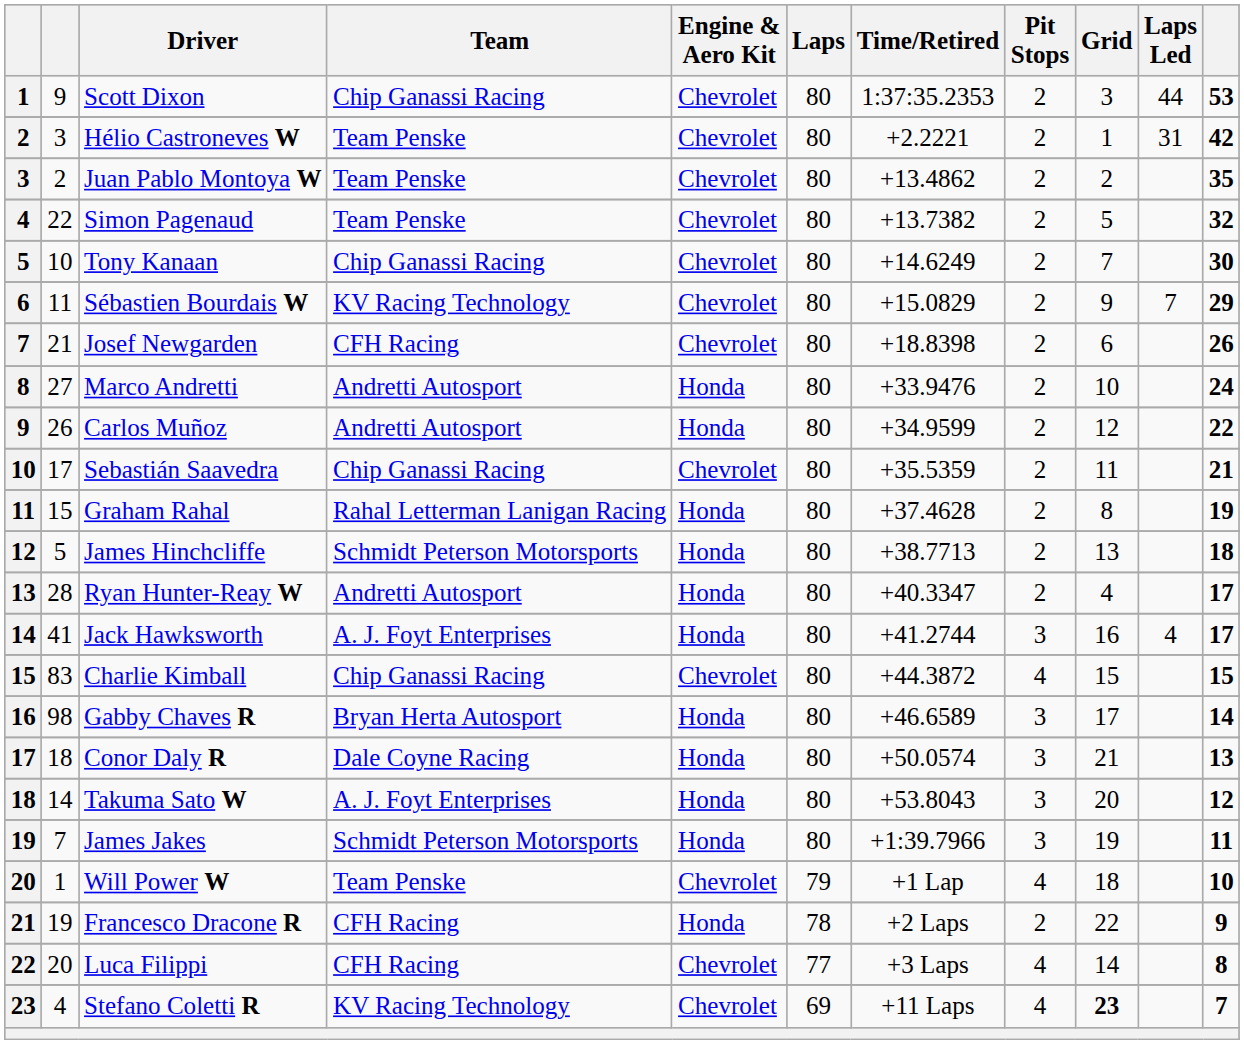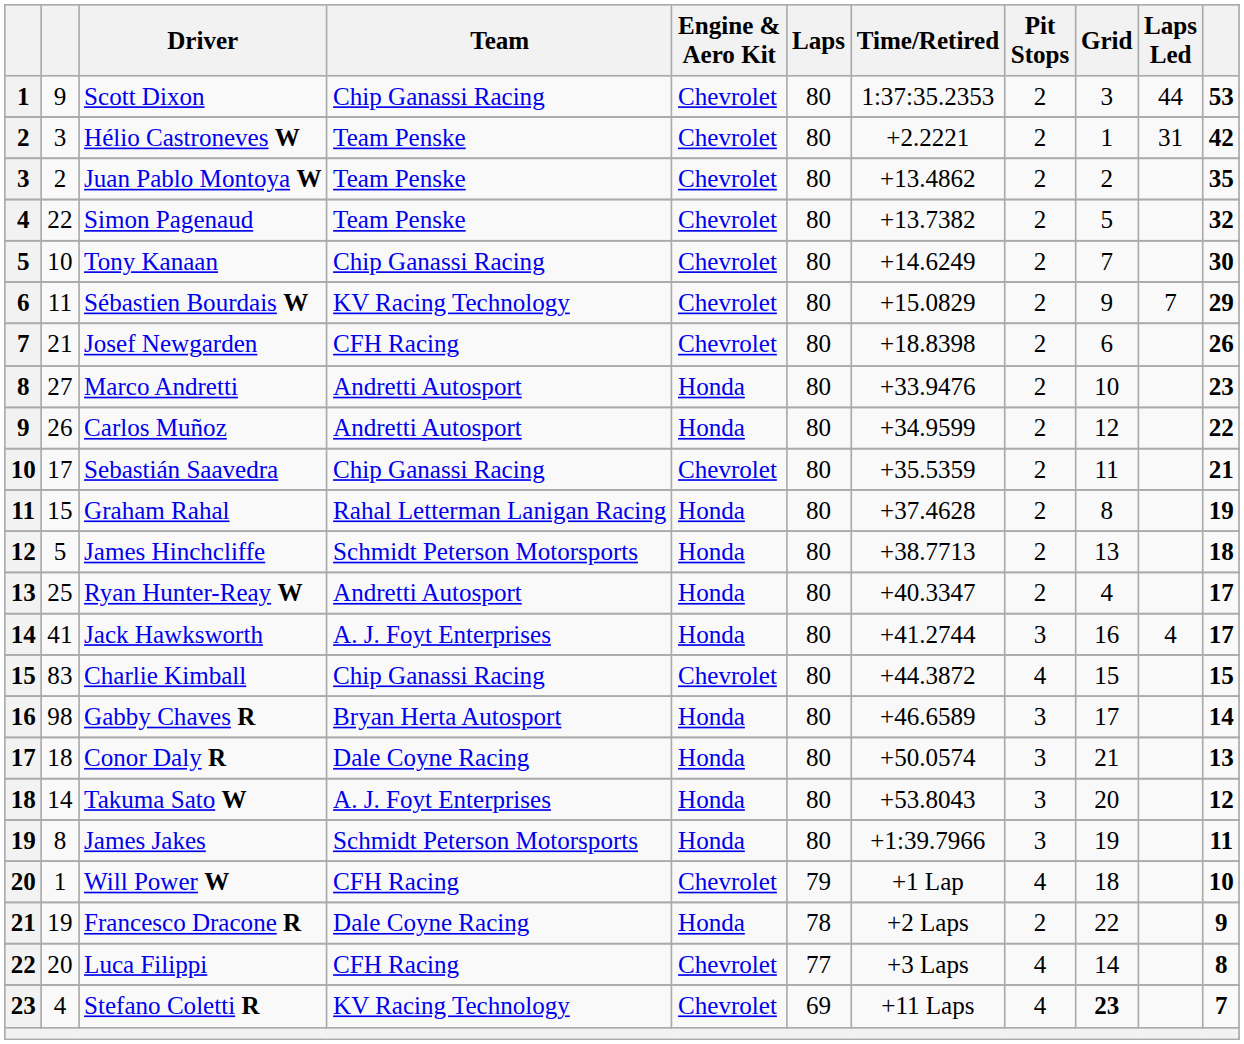(1221, 385) 24 -> (1221, 385) 23
(60, 592) 28 -> (60, 592) 25
(60, 840) 7 -> (60, 840) 8
(399, 882) Team Penske -> (396, 882) CFH Racing
(396, 923) CFH Racing -> (431, 923) Dale Coyne Racing
